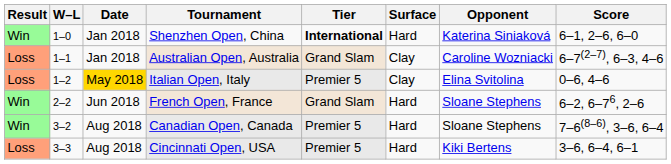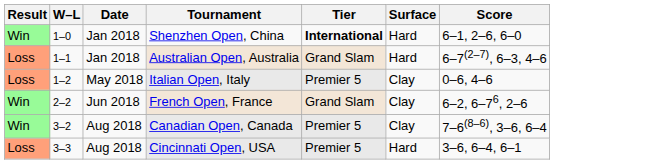- column: (498, 14)
(402, 57) Clay -> (403, 57) Hard
(115, 79) gold background -> (115, 79) no background
(403, 102) Hard -> (402, 102) Clay
(403, 126) Hard -> (402, 126) Clay
